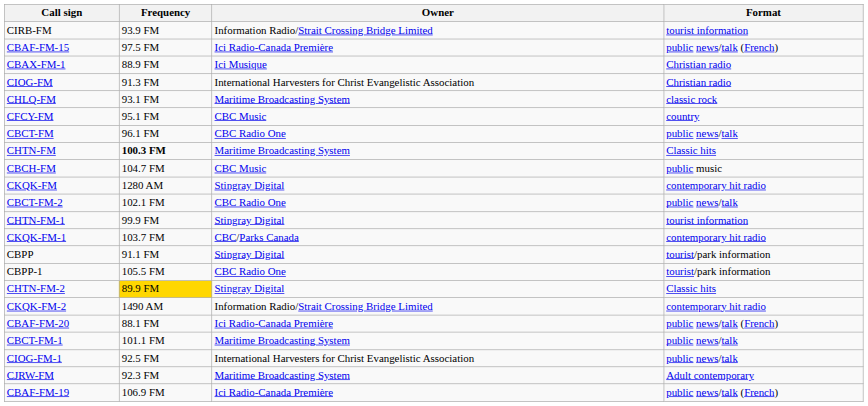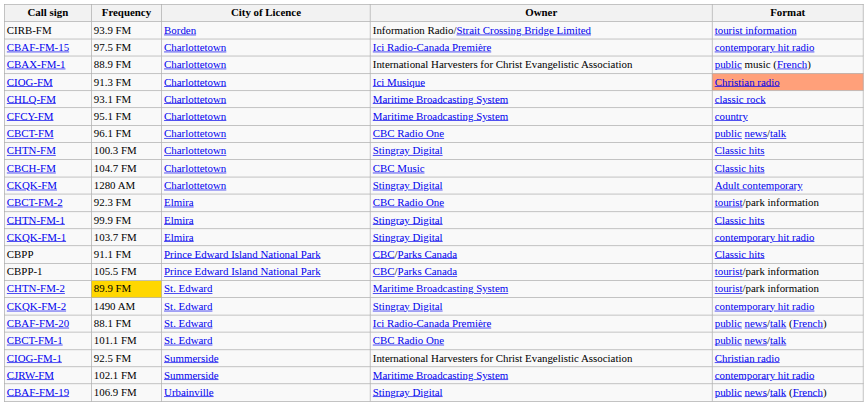+ column: (266, 13)
(722, 47) public news/talk (French) -> (765, 47) contemporary hit radio
(241, 64) Ici Musique -> (503, 64) International Harvesters for Christ Evangelistic Association
(699, 64) Christian radio -> (763, 64) public music (French)
(344, 82) International Harvesters for Christ Evangelistic Association -> (399, 82) Ici Musique
(699, 82) no background -> (747, 82) lightsalmon background
(240, 116) CBC Music -> (440, 116) Maritime Broadcasting System
(144, 151) bold -> (115, 151) normal
(282, 151) Maritime Broadcasting System -> (408, 151) Stingray Digital
(694, 168) public music -> (740, 168) Classic hits
(716, 185) contemporary hit radio -> (759, 185) Adult contemporary
(143, 202) 102.1 FM -> (113, 202) 92.3 FM
(702, 202) public news/talk -> (767, 202) tourist/park information
(707, 220) tourist information -> (740, 220) Classic hits
(257, 237) CBC/Parks Canada -> (408, 237) Stingray Digital
(249, 254) Stingray Digital -> (415, 254) CBC/Parks Canada
(718, 254) tourist/park information -> (740, 254) Classic hits
(250, 271) CBC Radio One -> (415, 271) CBC/Parks Canada
(249, 289) Stingray Digital -> (440, 289) Maritime Broadcasting System
(691, 289) Classic hits -> (767, 289) tourist/park information
(324, 306) Information Radio/Strait Crossing Bridge Limited -> (408, 306) Stingray Digital
(282, 340) Maritime Broadcasting System -> (408, 340) CBC Radio One
(702, 358) public news/talk -> (747, 358) Christian radio
(140, 375) 92.3 FM -> (115, 375) 102.1 FM
(710, 375) Adult contemporary -> (765, 375) contemporary hit radio
(274, 392) Ici Radio-Canada Première -> (408, 392) Stingray Digital
